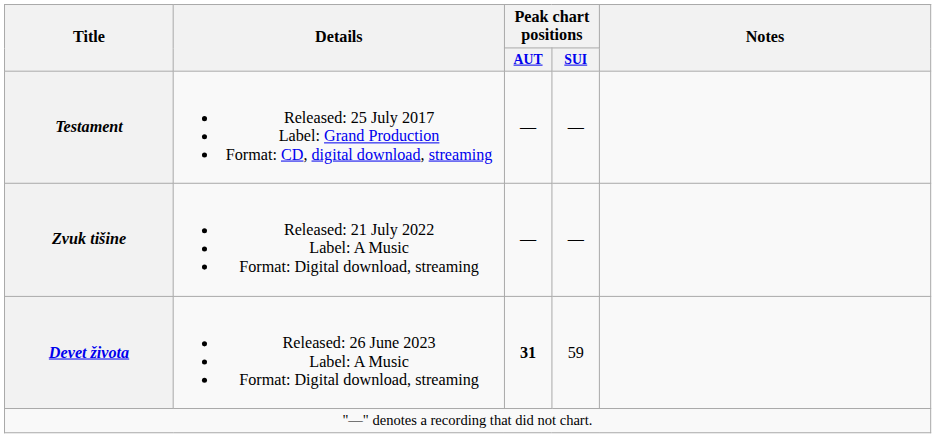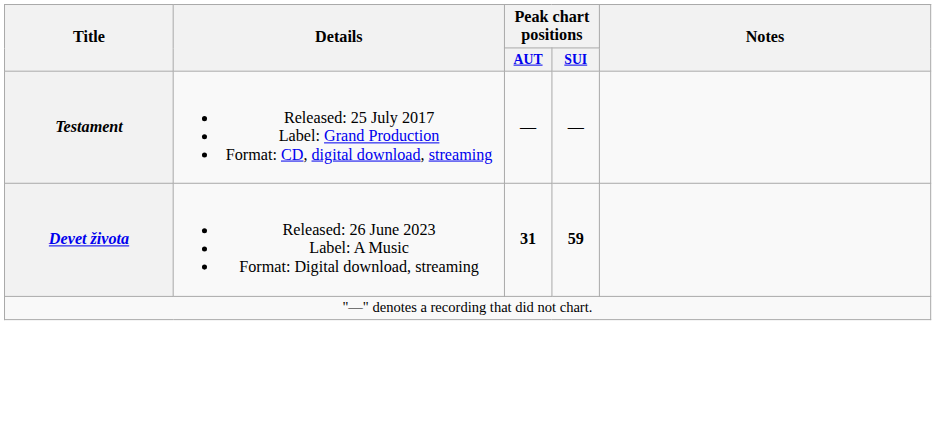- row: (89, 239)
(576, 352) normal -> (576, 239) bold
